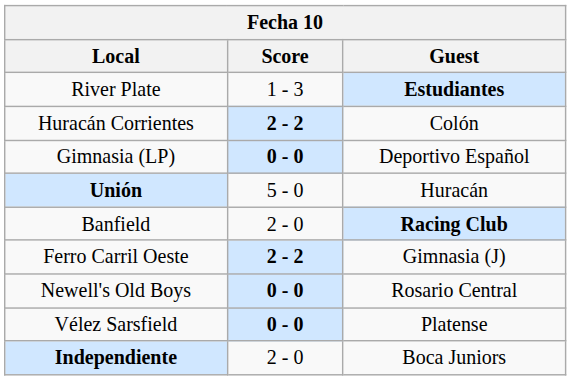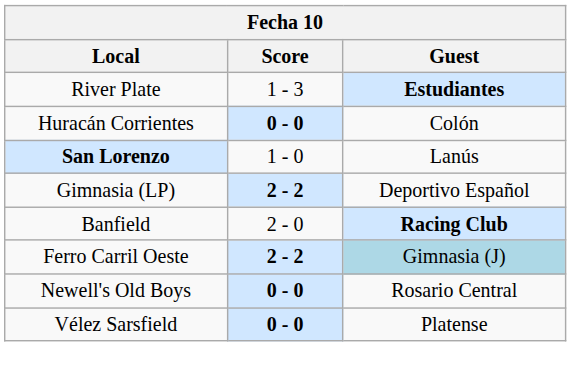(285, 122) 2 - 2 -> (285, 122) 0 - 0
+ row: (116, 156)
(285, 156) 0 - 0 -> (285, 190) 2 - 2
- row: (116, 190)
(454, 257) no background -> (454, 257) lightblue background
- row: (116, 357)
